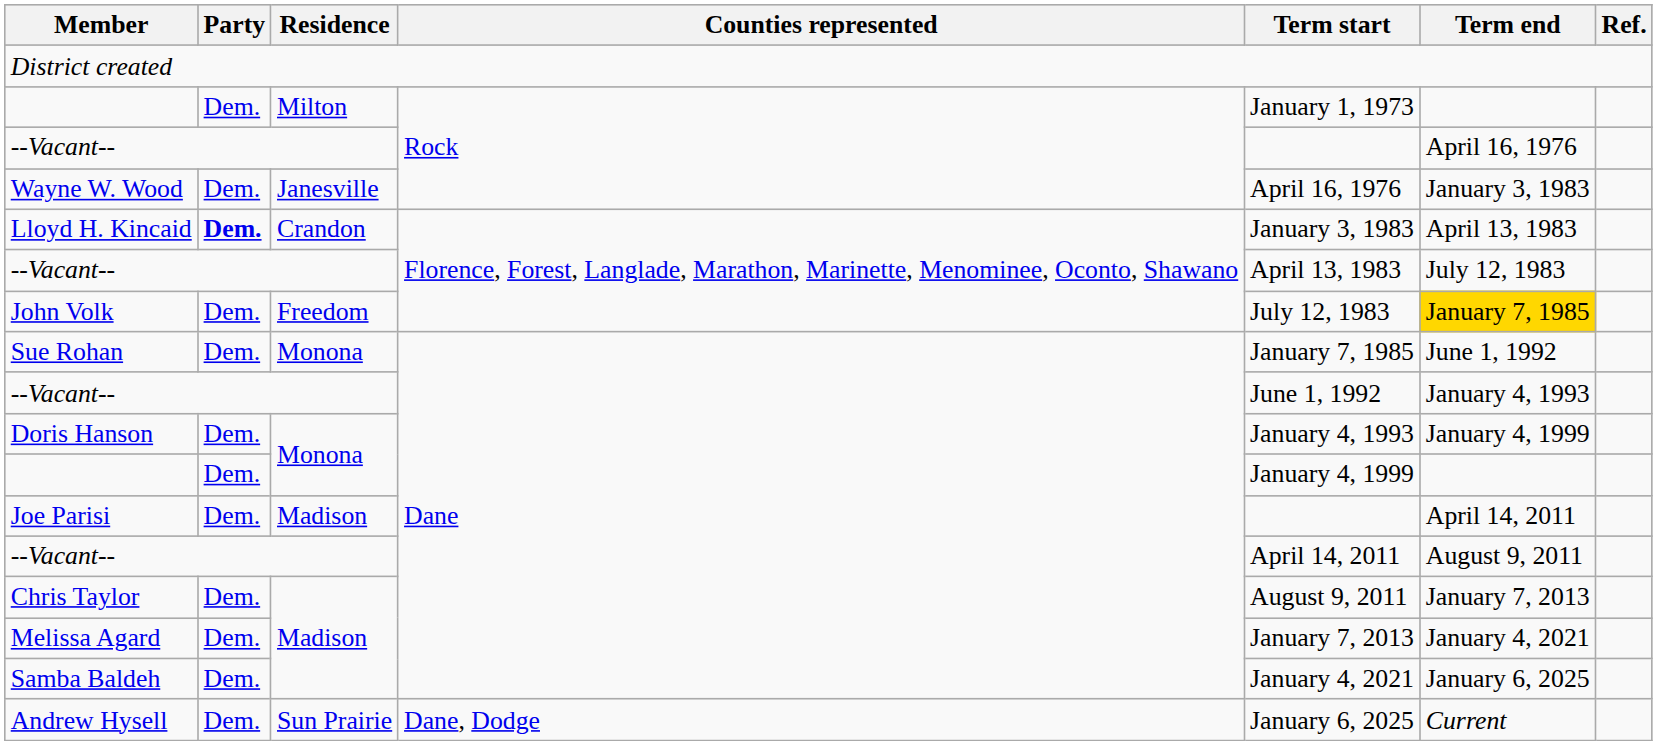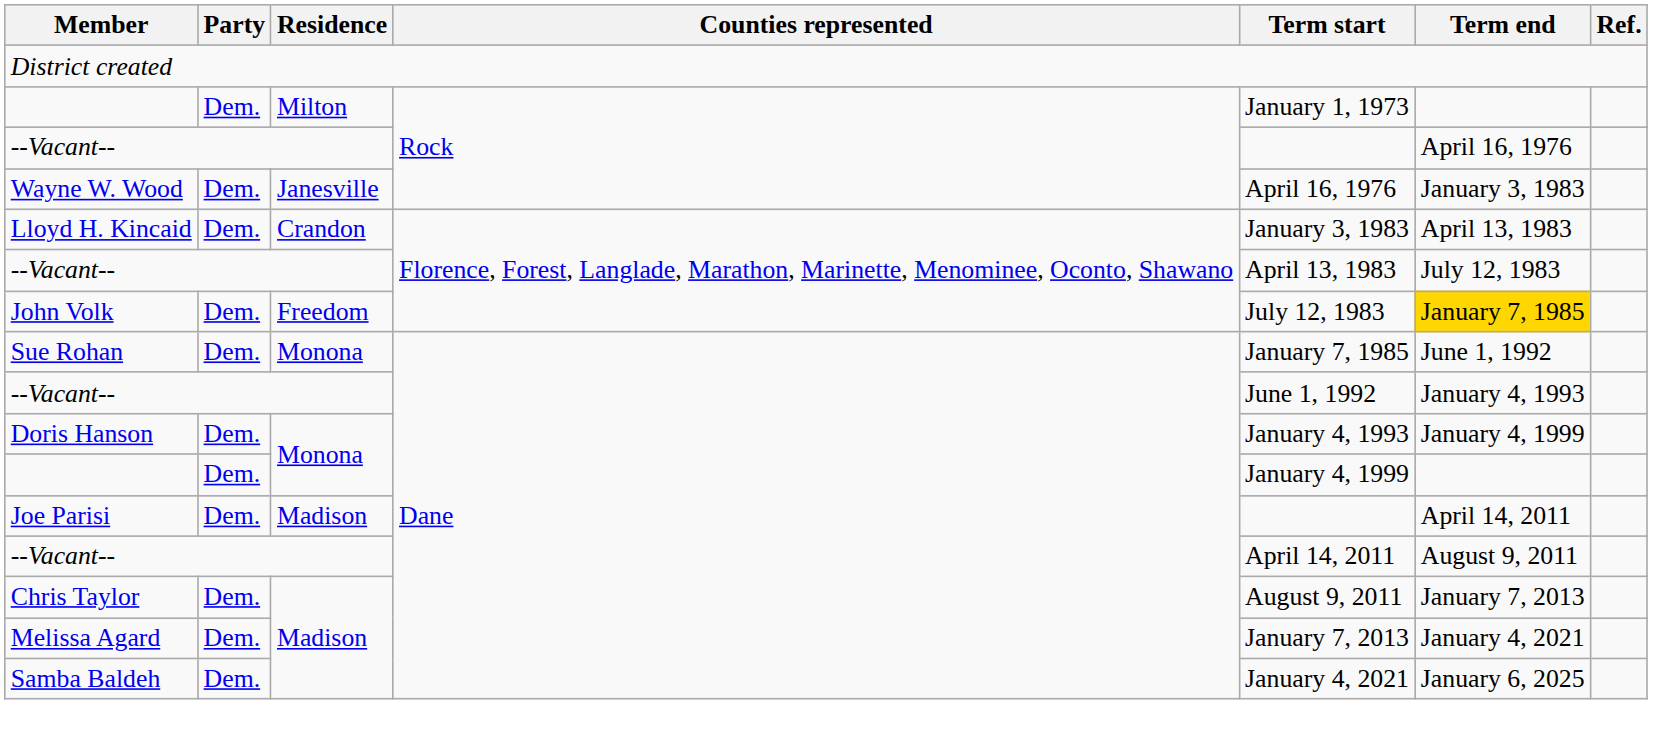(233, 229) bold -> (232, 229) normal
- row: (89, 719)
